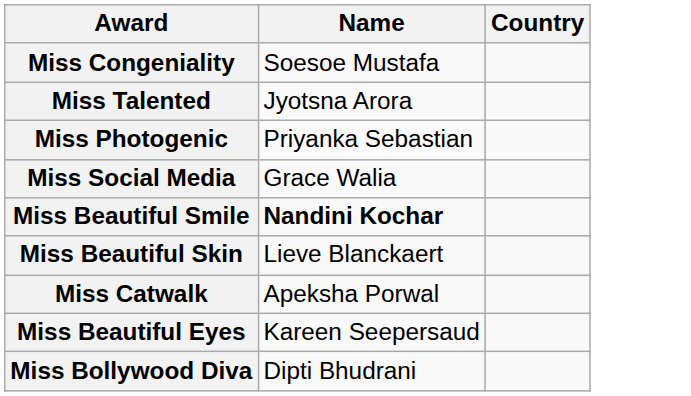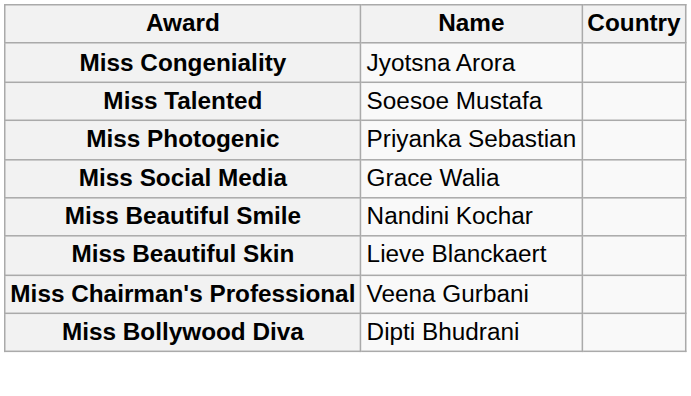(351, 62) Soesoe Mustafa -> (441, 62) Jyotsna Arora
(338, 100) Jyotsna Arora -> (454, 100) Soesoe Mustafa
(353, 216) bold -> (450, 216) normal
- row: (131, 293)
- row: (131, 332)
+ row: (183, 293)
